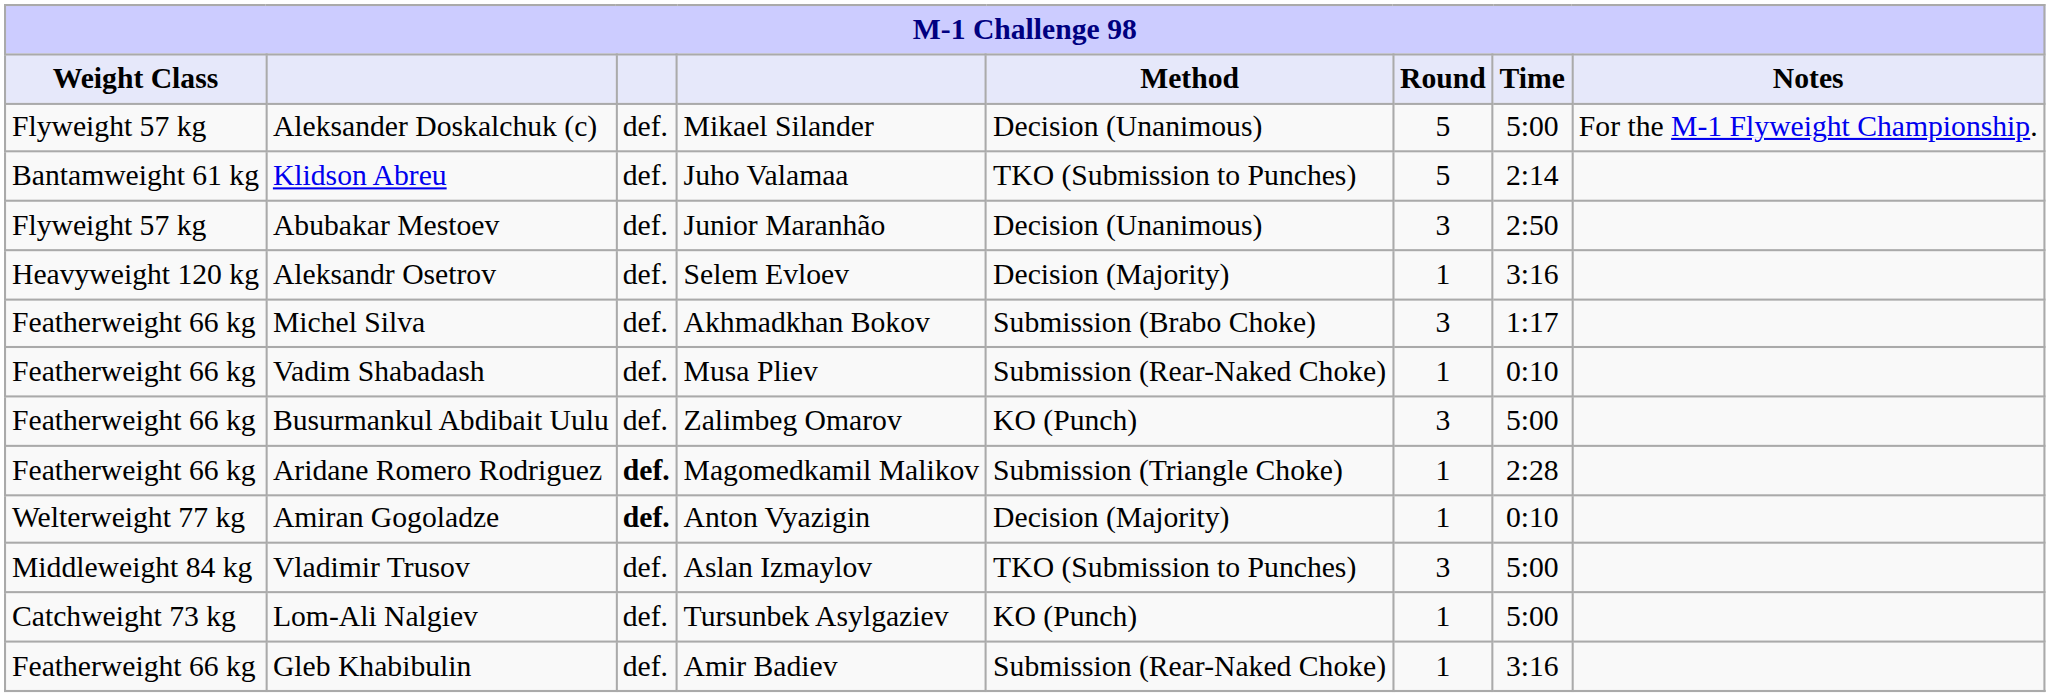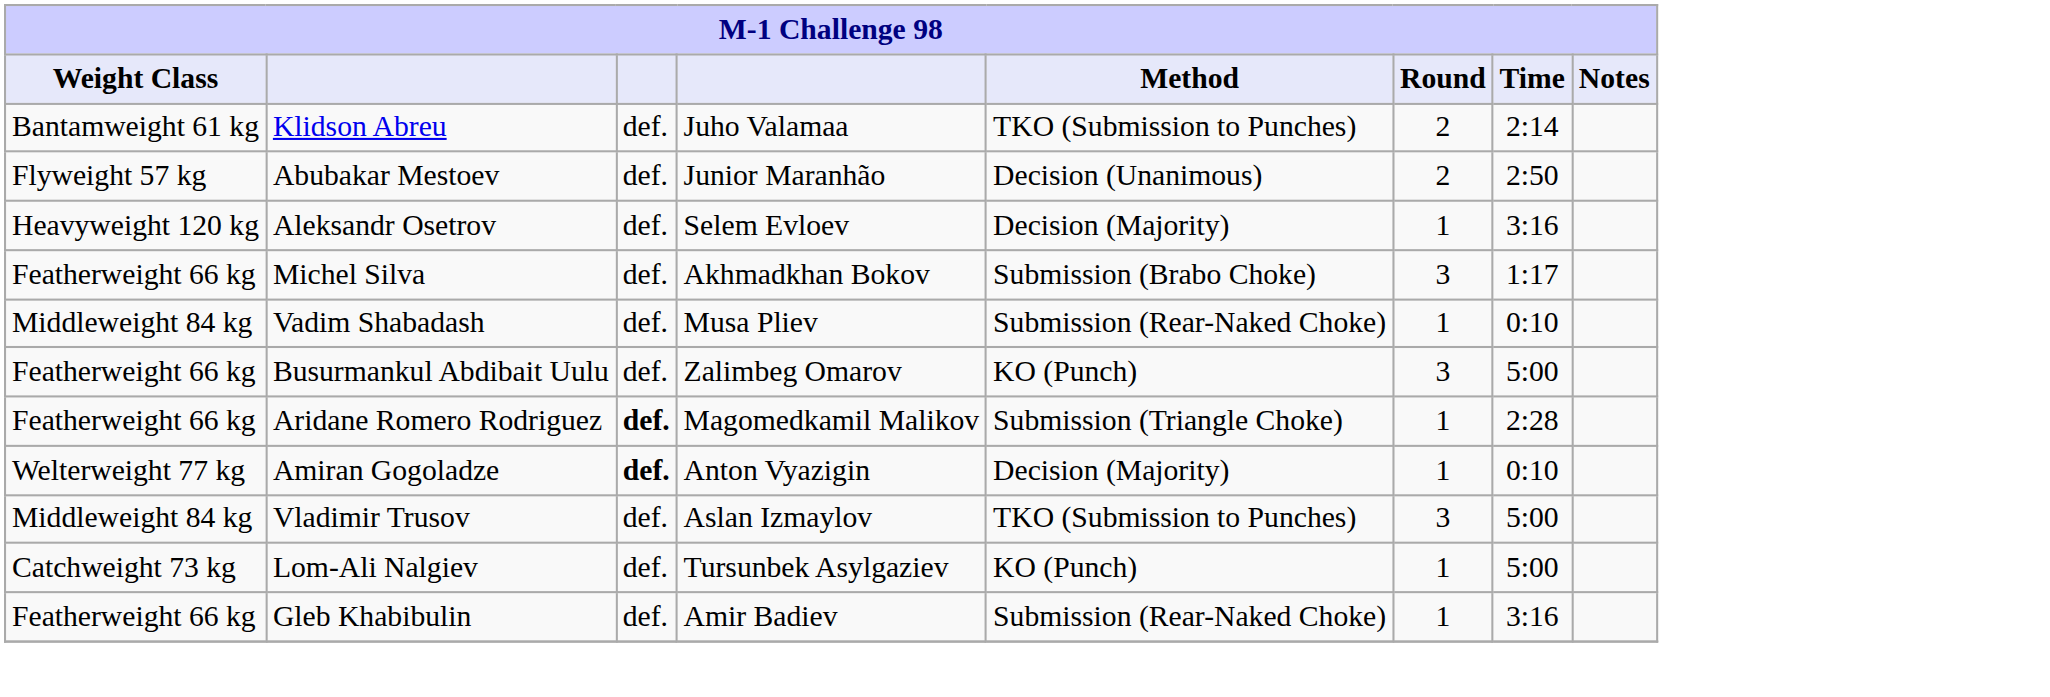- row: (435, 127)
(1443, 176) 5 -> (1443, 127) 2
(1443, 225) 3 -> (1443, 176) 2
(134, 371) Featherweight 66 kg -> (132, 322) Middleweight 84 kg
